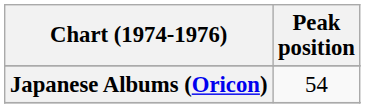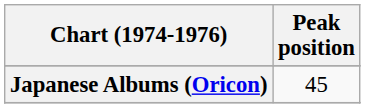(316, 84) 54 -> (316, 84) 45
